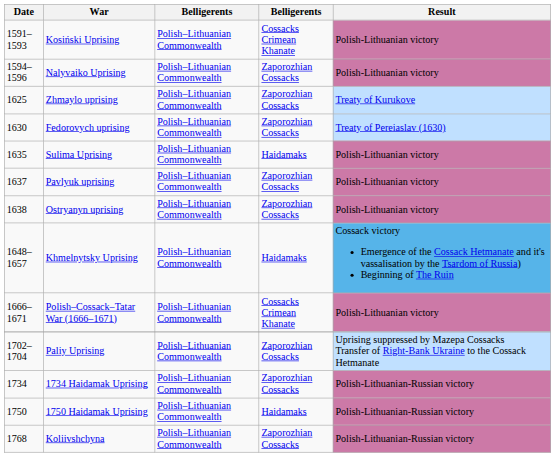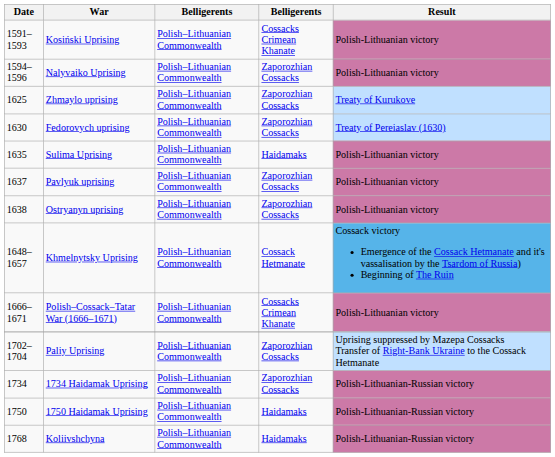(284, 258) Haidamaks -> (283, 258) Cossack Hetmanate
(287, 438) Zaporozhian Cossacks -> (284, 438) Haidamaks
